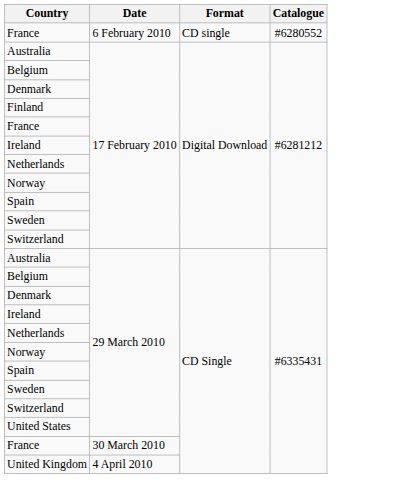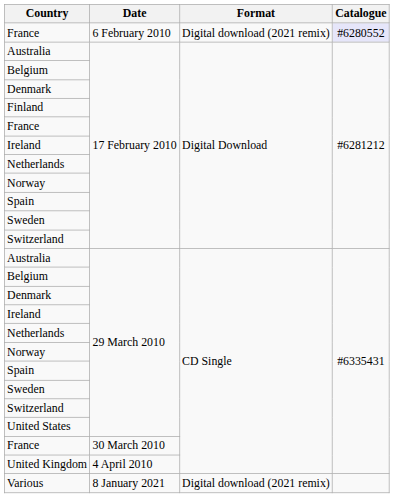(206, 32) CD single -> (256, 32) Digital download (2021 remix)
(298, 32) no background -> (361, 32) lavender background
+ row: (25, 483)
